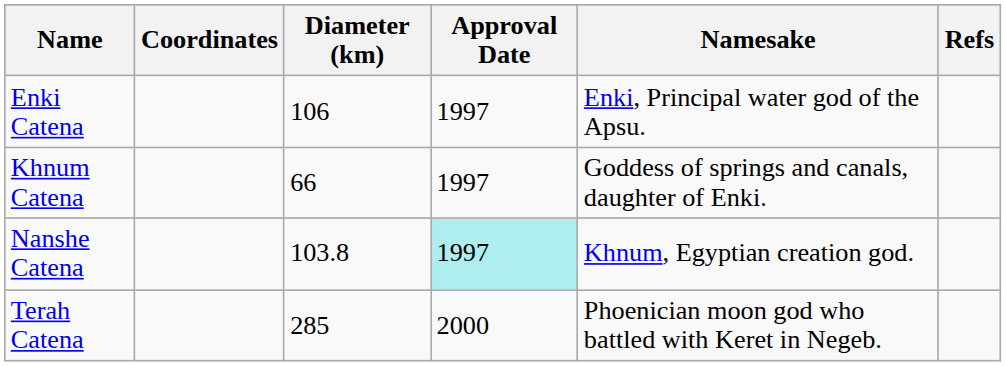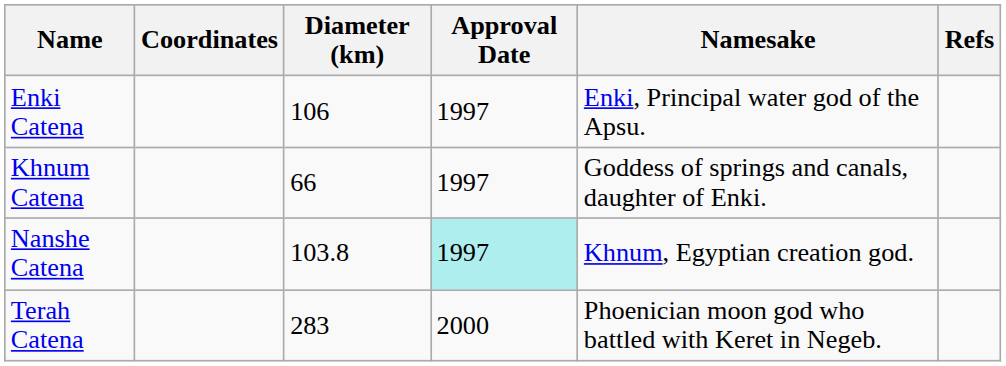(310, 324) 285 -> (310, 324) 283
